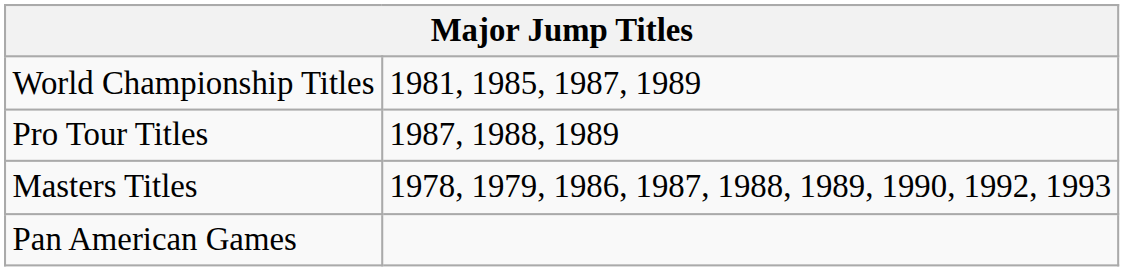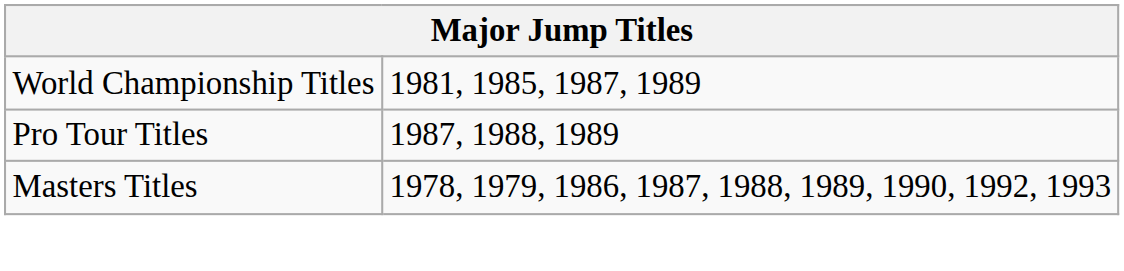- row: (155, 238)
